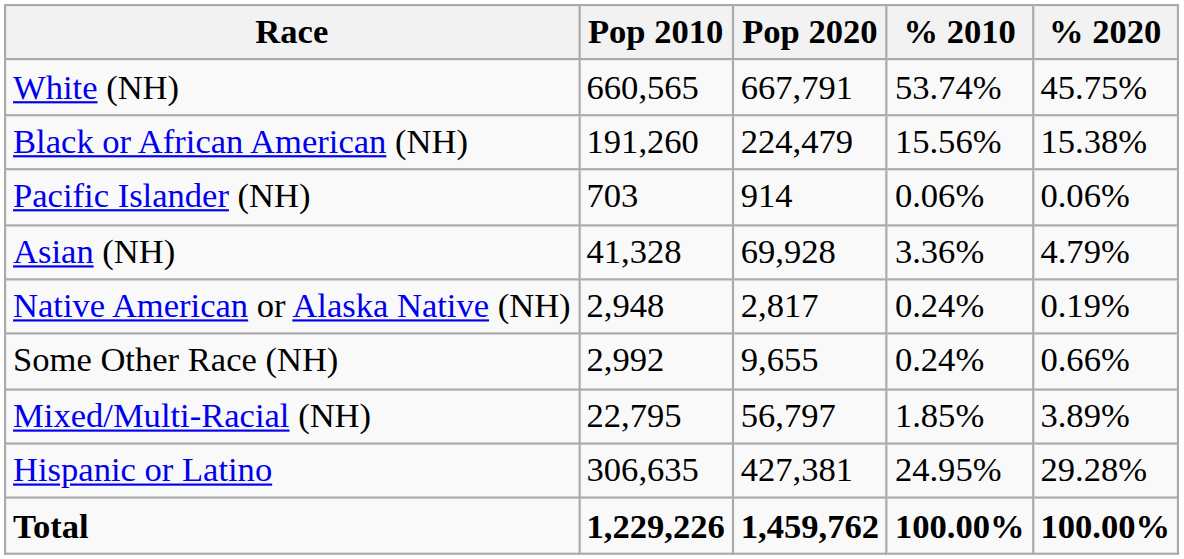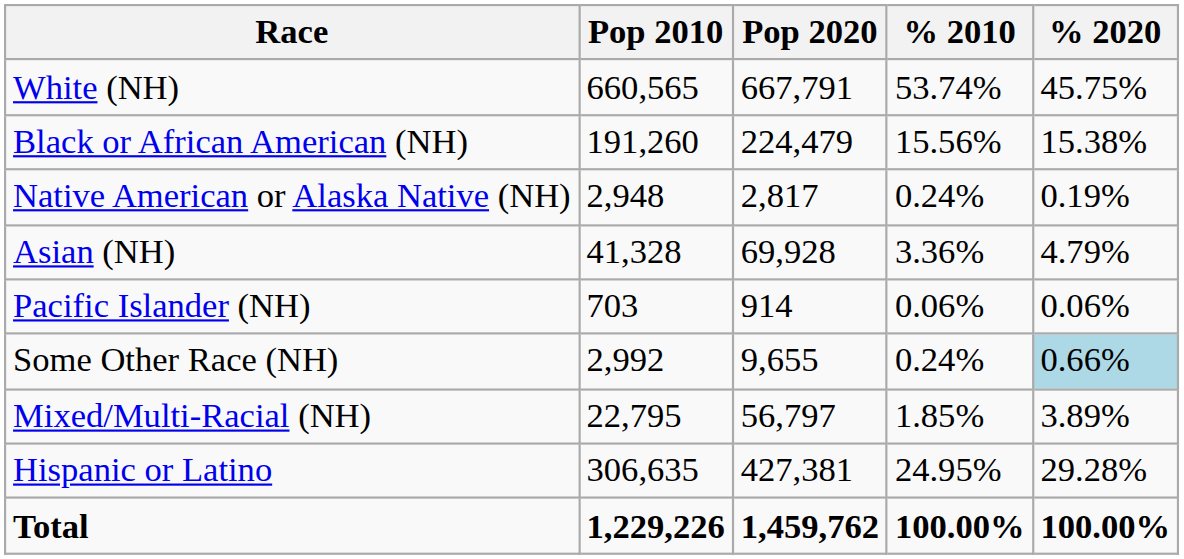rows swapped: (292, 305) <-> (162, 196)
(1085, 360) no background -> (1085, 360) lightblue background
